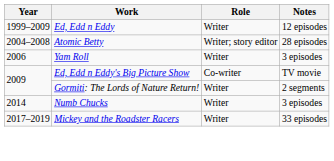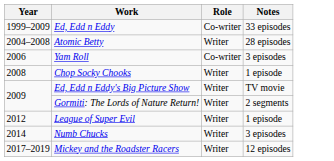(216, 27) Writer -> (222, 27) Co-writer
(304, 27) 12 episodes -> (268, 27) 33 episodes
(241, 42) Writer; story editor -> (216, 42) Writer
(216, 57) Writer -> (222, 57) Co-writer
+ row: (93, 73)
(222, 73) Co-writer -> (216, 88) Writer
+ row: (95, 118)
(304, 118) 33 episodes -> (268, 149) 12 episodes
